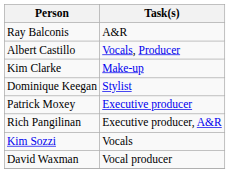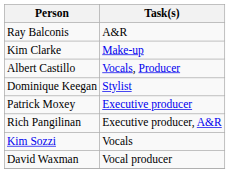rows swapped: (41, 50) <-> (34, 68)
